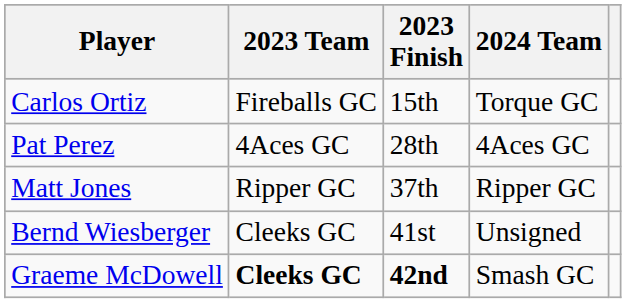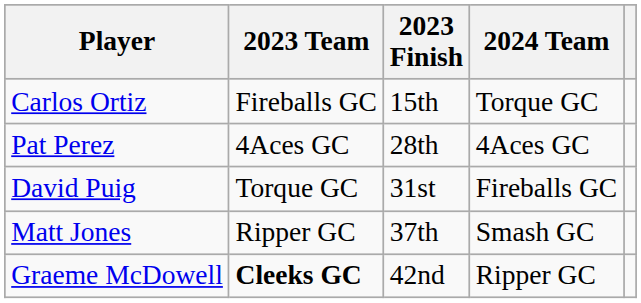+ row: (74, 188)
(536, 188) Ripper GC -> (535, 231) Smash GC
- row: (111, 231)
(419, 275) bold -> (417, 275) normal
(535, 275) Smash GC -> (536, 275) Ripper GC
